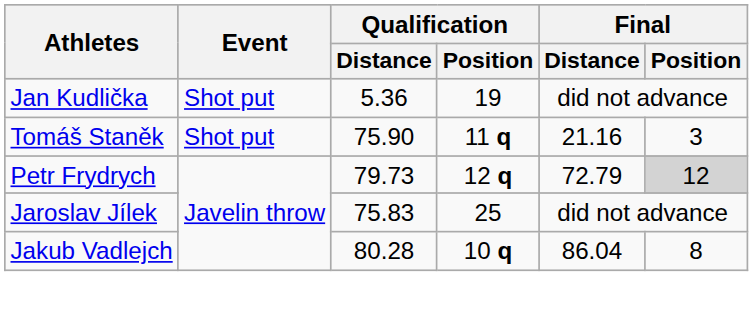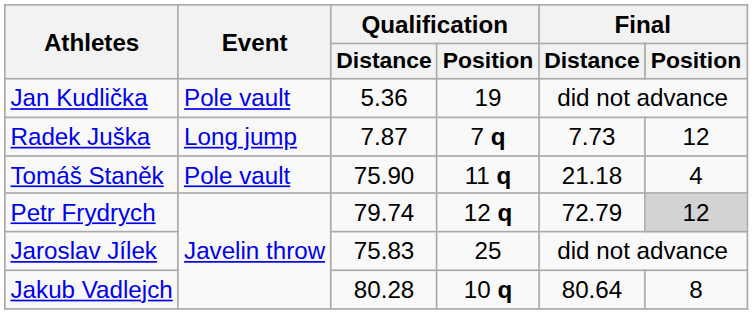(229, 99) Shot put -> (237, 99) Pole vault
+ row: (80, 137)
(229, 137) Shot put -> (237, 175) Pole vault
(592, 137) 21.16 -> (592, 175) 21.18
(696, 137) 3 -> (696, 175) 4
(384, 175) 79.73 -> (384, 213) 79.74
(592, 252) 86.04 -> (592, 290) 80.64
